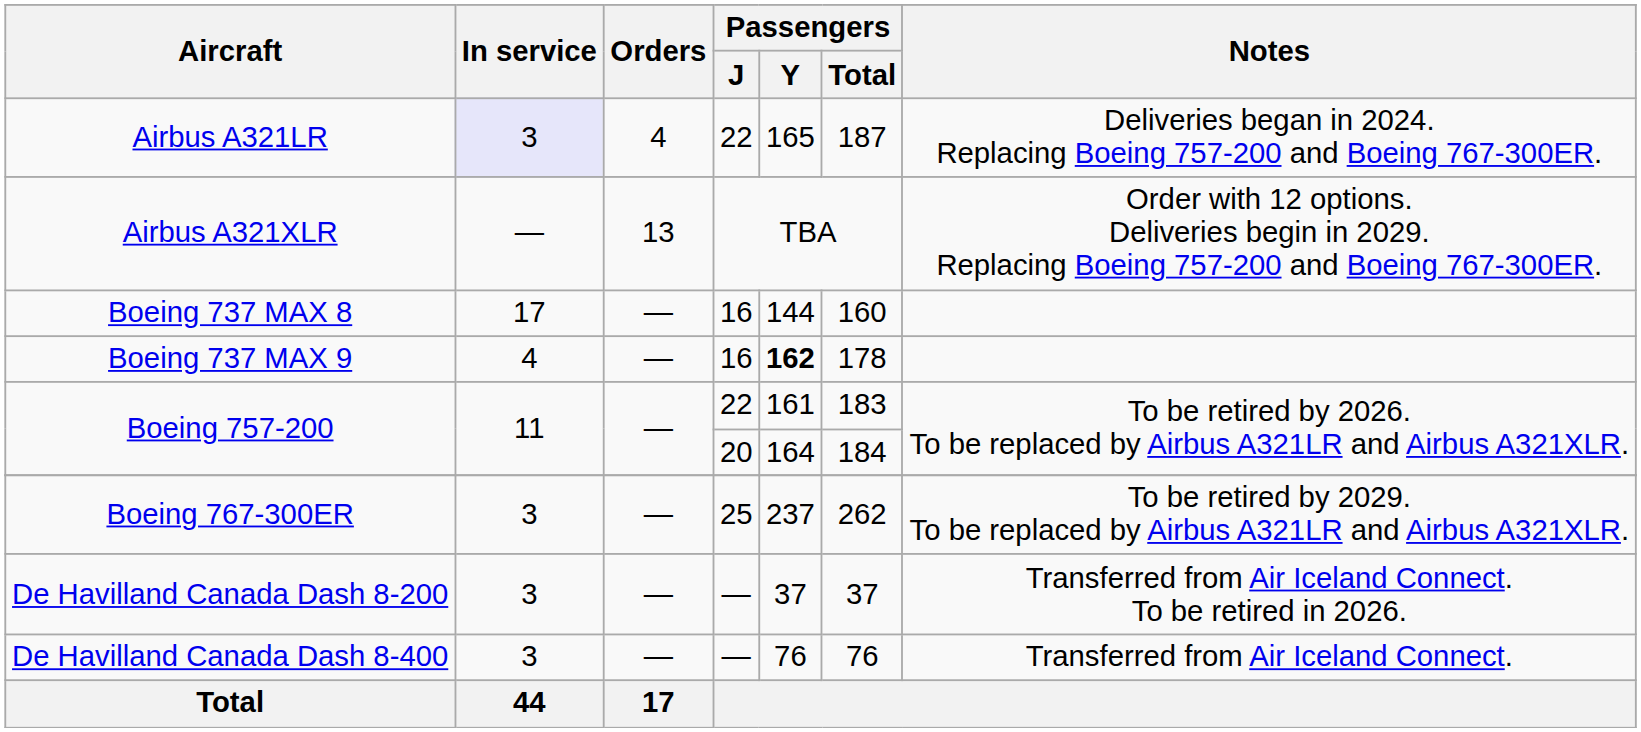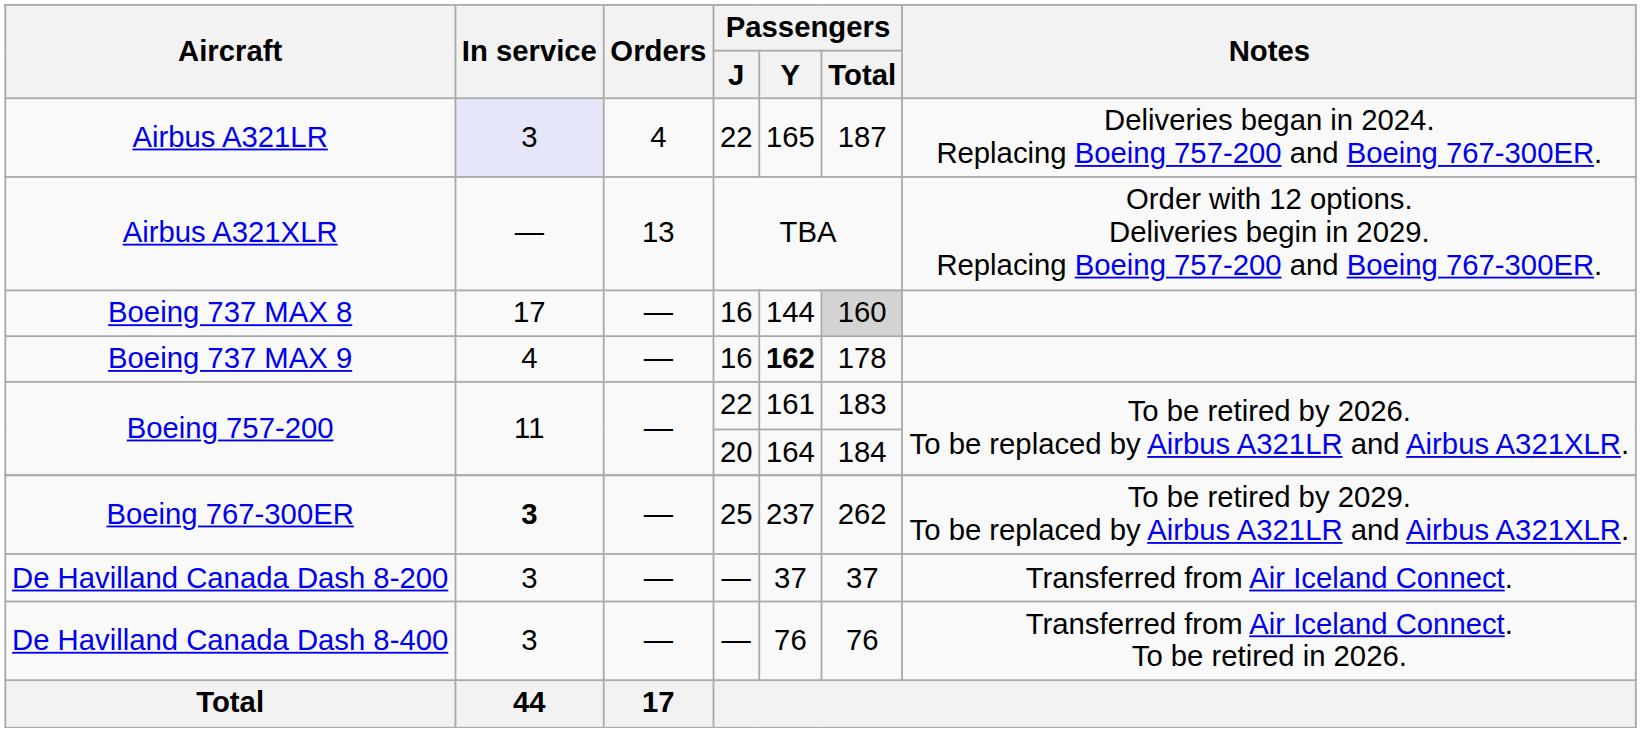(862, 312) no background -> (862, 312) lightgrey background
(529, 514) normal -> (529, 514) bold
(1269, 593) Transferred from Air Iceland Connect. To be retired in 2026. -> (1269, 577) Transferred from Air Iceland Connect.
(1269, 656) Transferred from Air Iceland Connect. -> (1269, 640) Transferred from Air Iceland Connect. To be retired in 2026.
